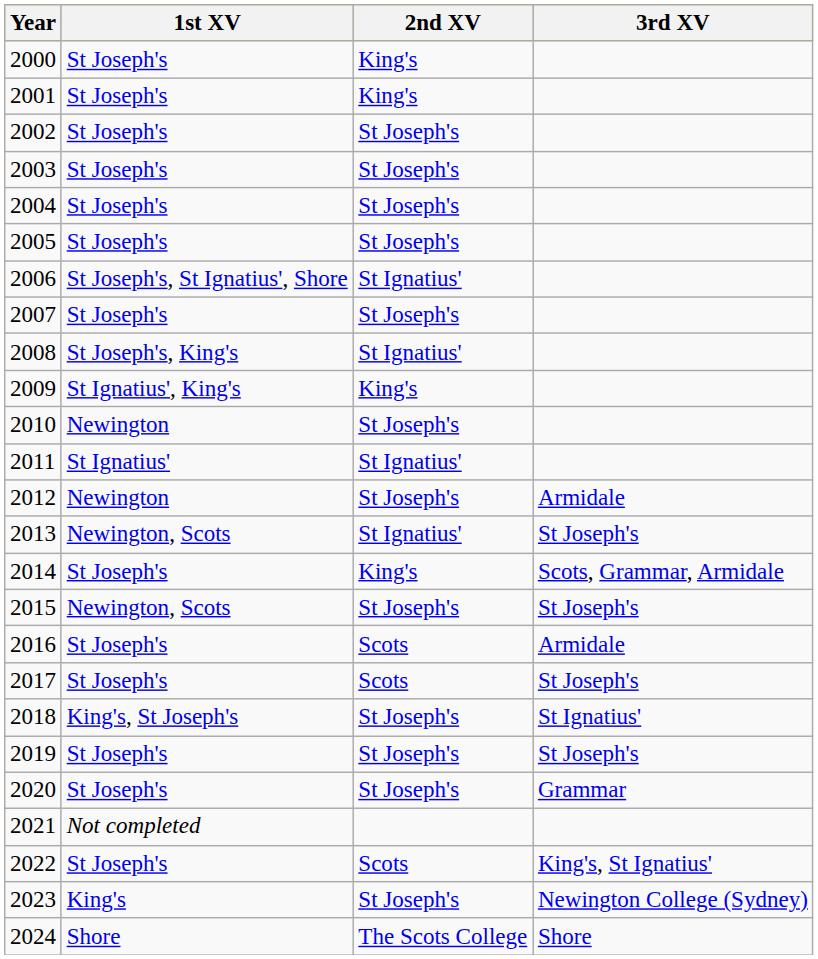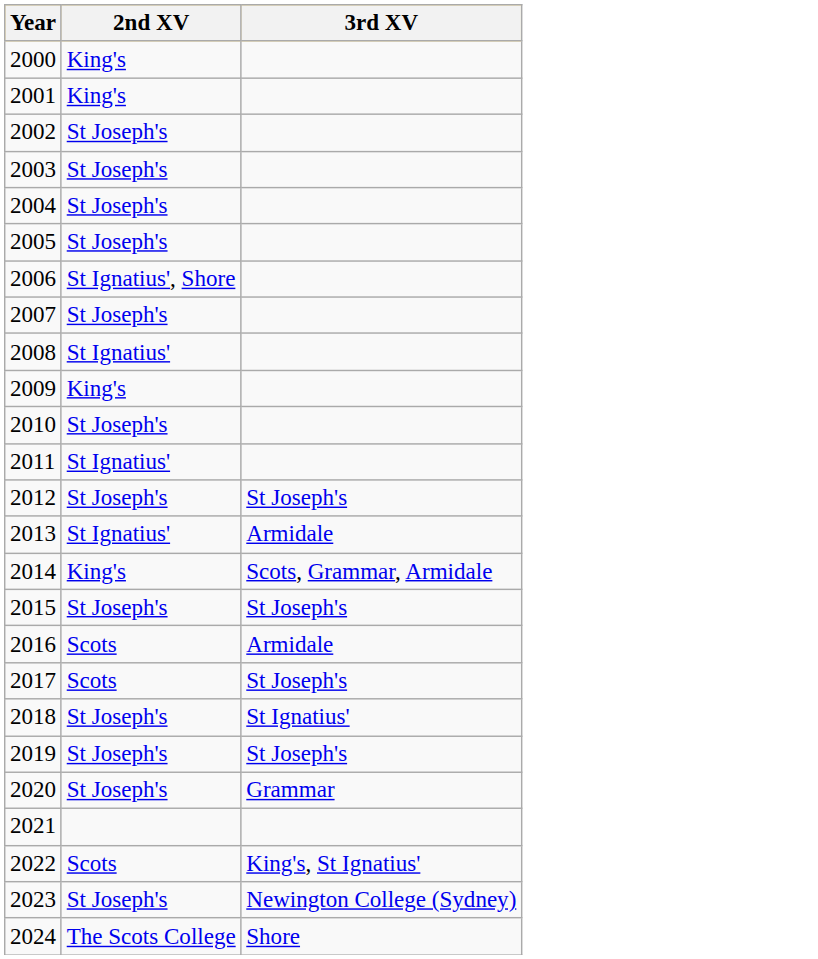- column: (207, 22)
(410, 278) St Ignatius' -> (151, 278) St Ignatius', Shore
(581, 497) Armidale -> (297, 497) St Joseph's
(588, 534) St Joseph's -> (290, 534) Armidale
